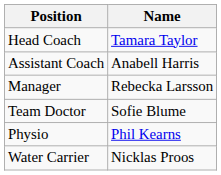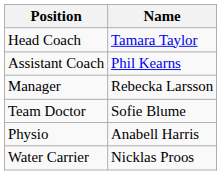(155, 63) Anabell Harris -> (146, 63) Phil Kearns
(146, 134) Phil Kearns -> (155, 134) Anabell Harris
